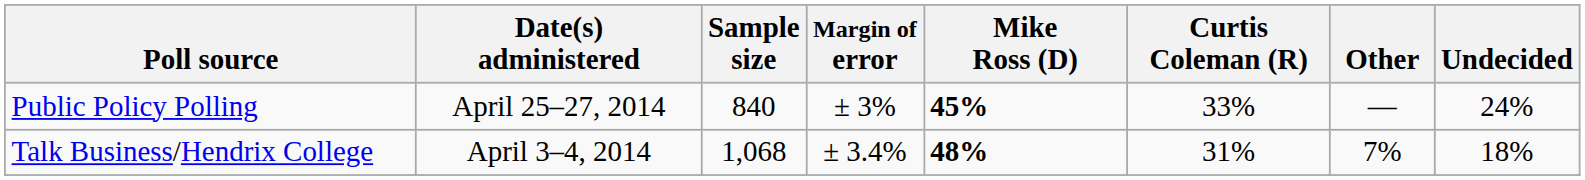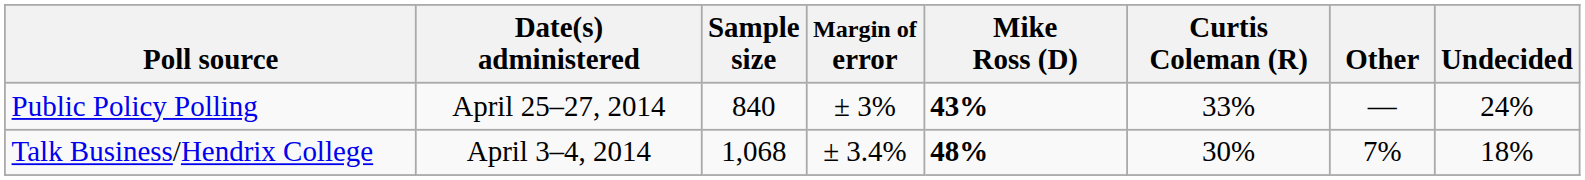(959, 105) 45% -> (959, 105) 43%
(1229, 151) 31% -> (1229, 151) 30%
